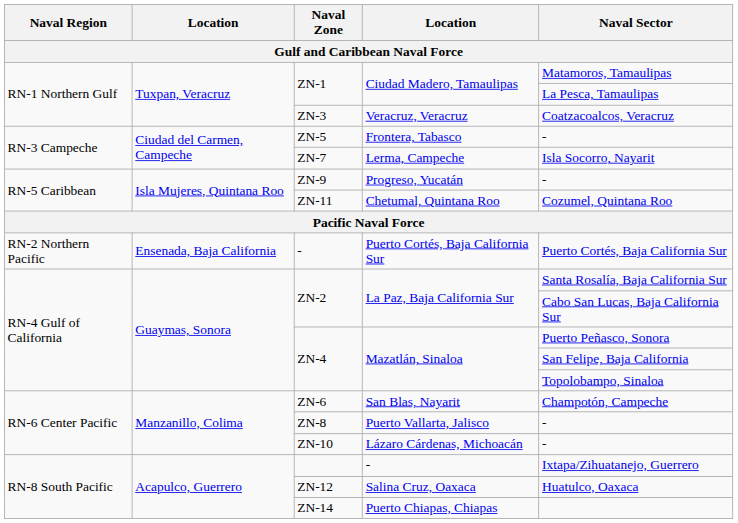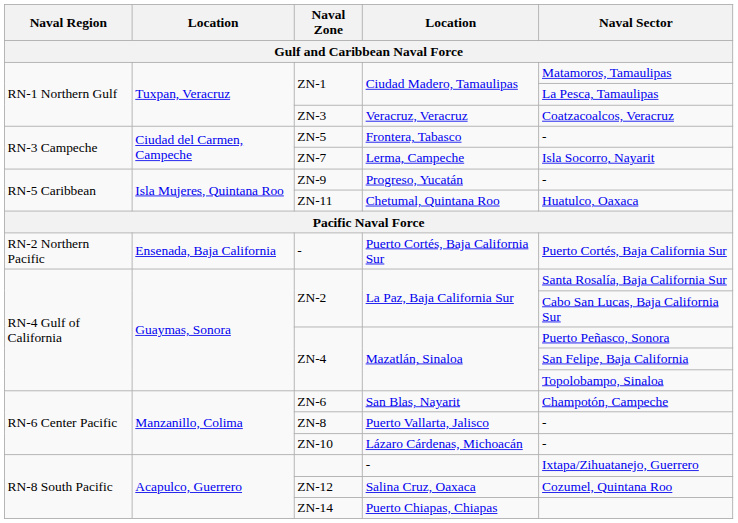(607, 200) Cozumel, Quintana Roo -> (590, 200) Huatulco, Oaxaca
(590, 486) Huatulco, Oaxaca -> (607, 486) Cozumel, Quintana Roo
